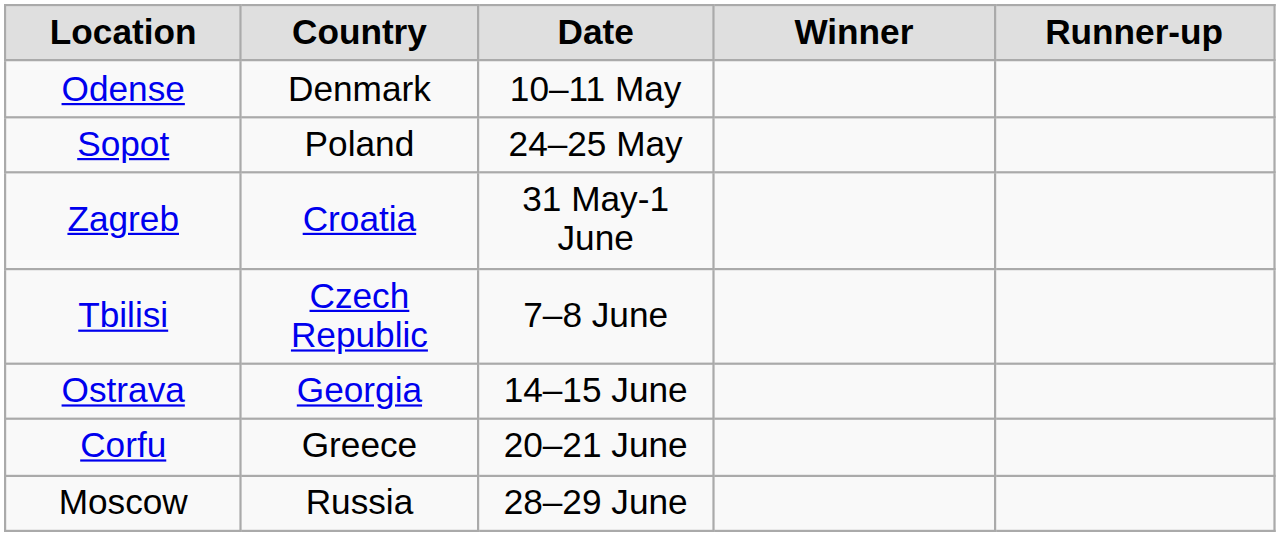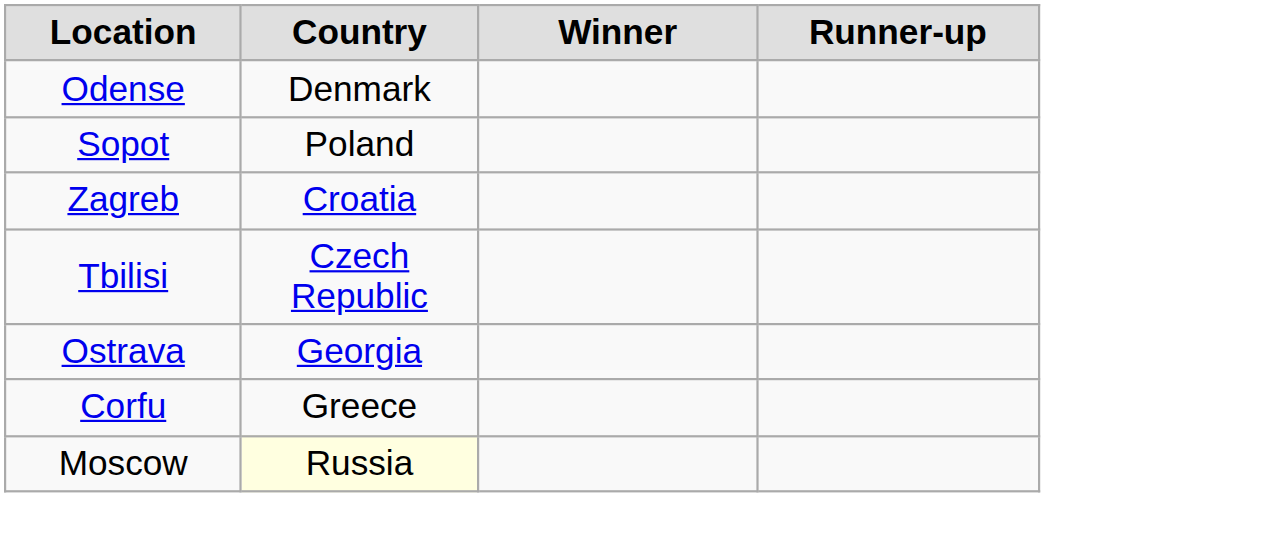- column: (596, 32)
(359, 502) no background -> (359, 462) lightyellow background
